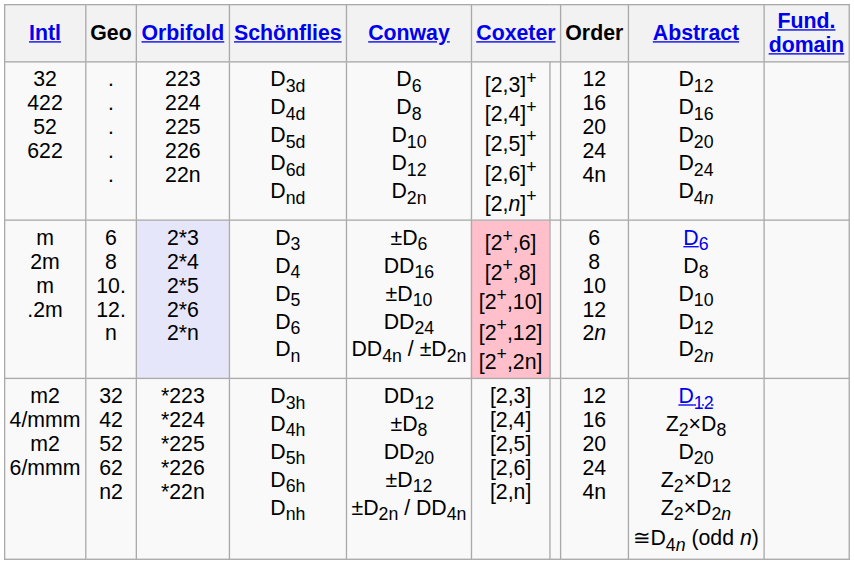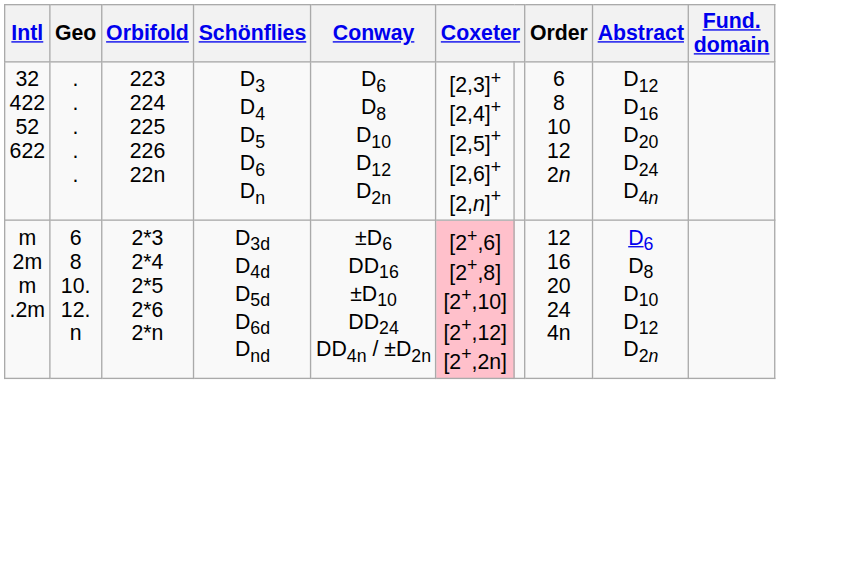(288, 138) D3d D4d D5d D6d Dnd -> (252, 138) D3 D4 D5 D6 Dn
(594, 126) 12 16 20 24 4n -> (559, 126) 6 8 10 12 2n
(183, 285) lavender background -> (147, 285) no background
(288, 296) D3 D4 D5 D6 Dn -> (252, 296) D3d D4d D5d D6d Dnd
(594, 285) 6 8 10 12 2n -> (559, 285) 12 16 20 24 4n
- row: (45, 431)
